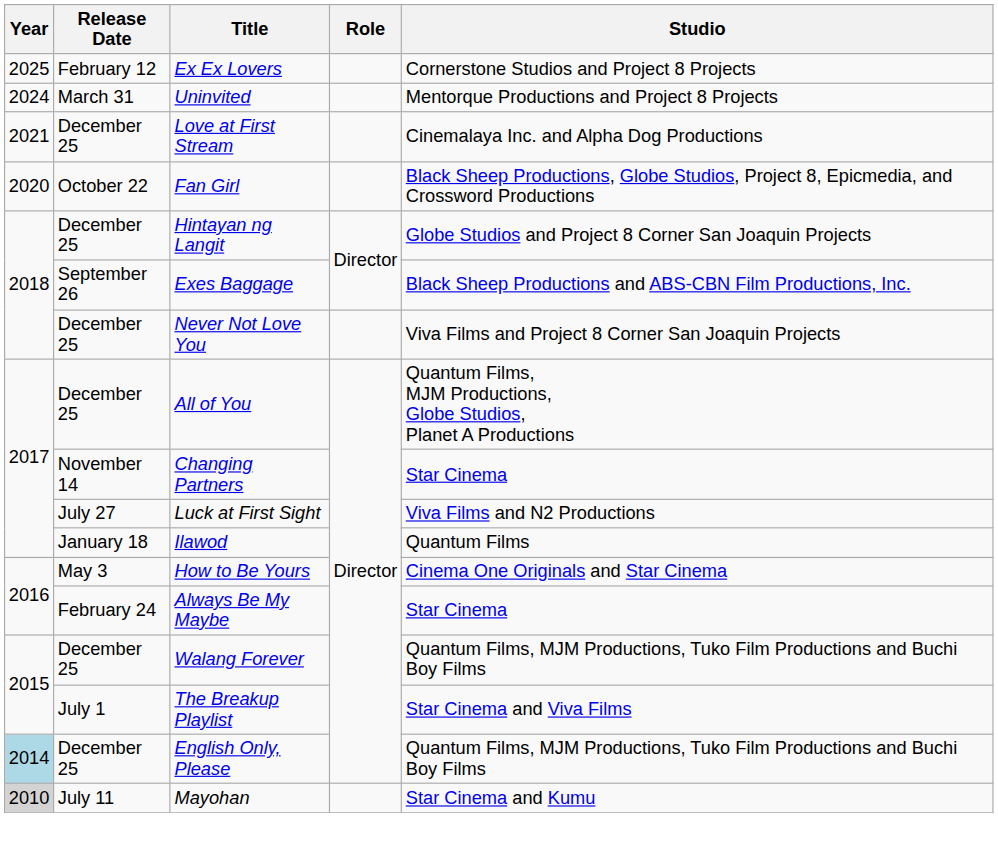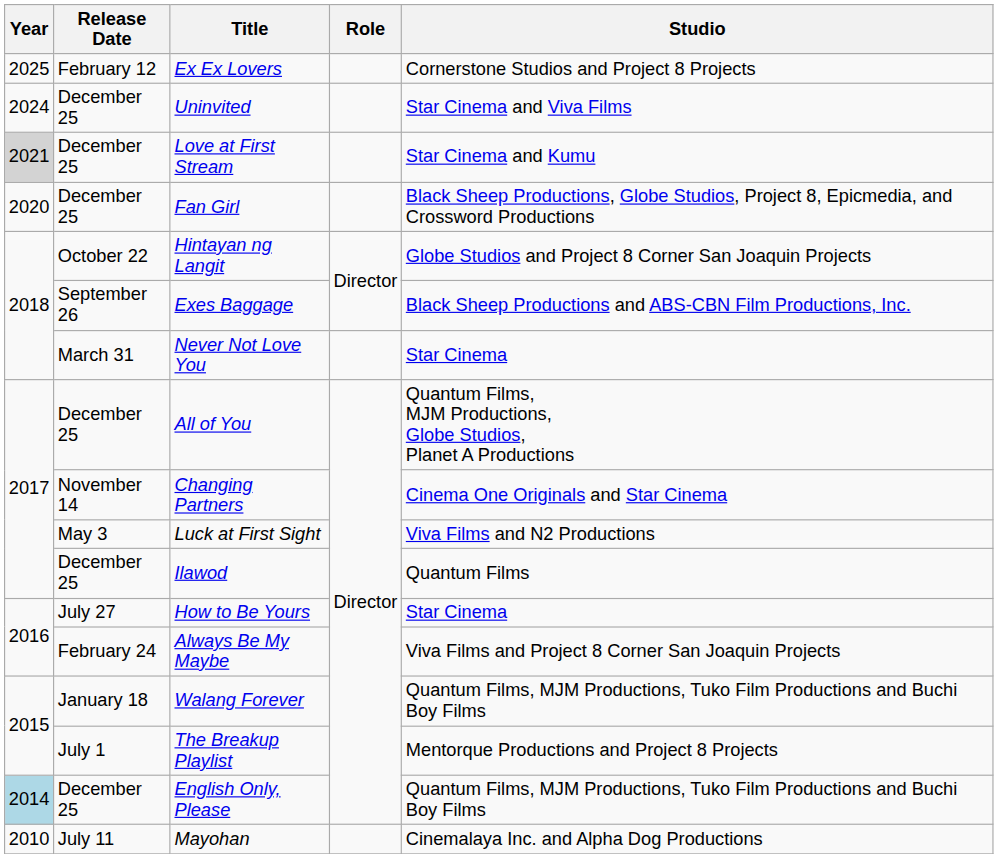(96, 97) March 31 -> (100, 107) December 25
(592, 97) Mentorque Productions and Project 8 Projects -> (519, 107) Star Cinema and Viva Films
(29, 136) no background -> (29, 157) lightgrey background
(584, 136) Cinemalaya Inc. and Alpha Dog Productions -> (501, 157) Star Cinema and Kumu
(103, 185) October 22 -> (100, 206) December 25
(100, 235) December 25 -> (103, 255) October 22
(100, 334) December 25 -> (96, 354) March 31
(623, 334) Viva Films and Project 8 Corner San Joaquin Projects -> (456, 354) Star Cinema
(456, 474) Star Cinema -> (567, 494) Cinema One Originals and Star Cinema
(87, 513) July 27 -> (83, 533) May 3
(103, 542) January 18 -> (100, 573) December 25
(83, 571) May 3 -> (87, 612) July 27
(567, 571) Cinema One Originals and Star Cinema -> (456, 612) Star Cinema
(456, 610) Star Cinema -> (623, 651) Viva Films and Project 8 Corner San Joaquin Projects
(100, 659) December 25 -> (103, 700) January 18
(519, 709) Star Cinema and Viva Films -> (592, 750) Mentorque Productions and Project 8 Projects
(29, 798) lightgrey background -> (29, 839) no background
(501, 798) Star Cinema and Kumu -> (584, 839) Cinemalaya Inc. and Alpha Dog Productions
